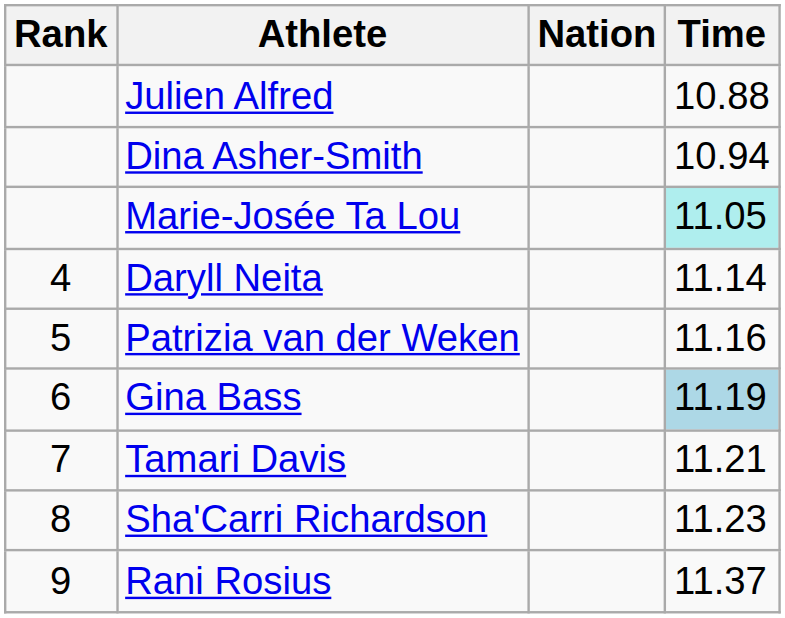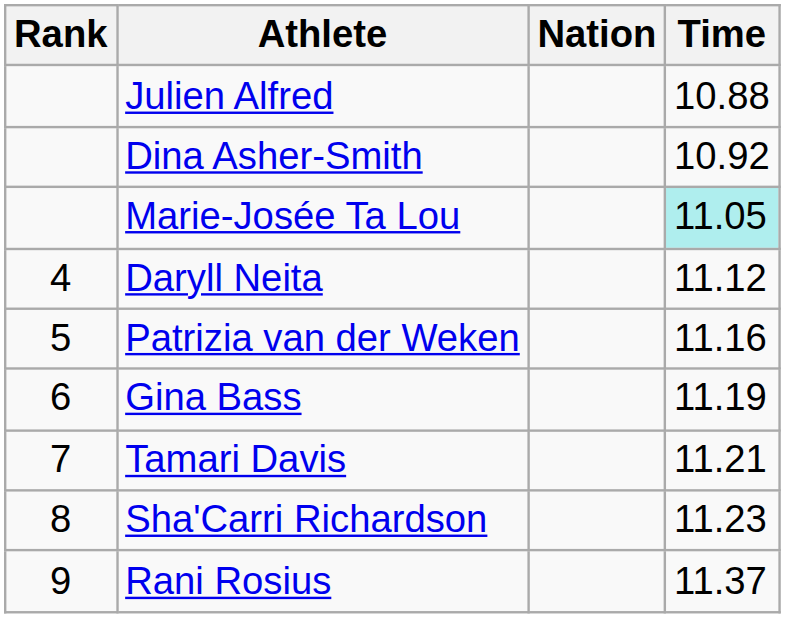(722, 156) 10.94 -> (722, 156) 10.92
(720, 277) 11.14 -> (720, 277) 11.12
(720, 398) lightblue background -> (720, 398) no background
